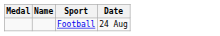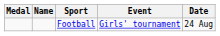+ column: (140, 11)
